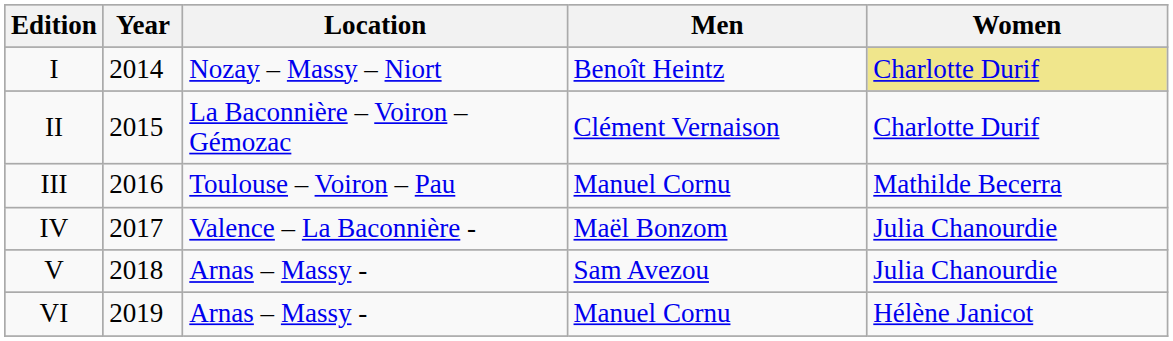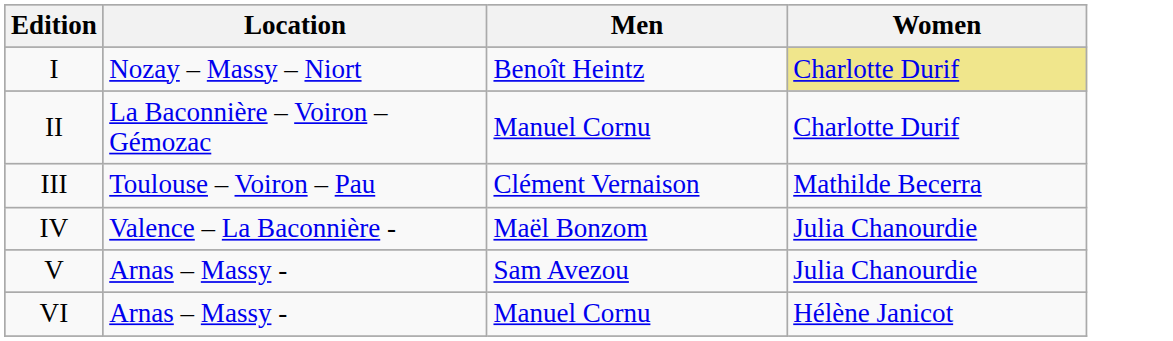- column: (143, 25)
(677, 126) Clément Vernaison -> (572, 126) Manuel Cornu
(652, 185) Manuel Cornu -> (596, 185) Clément Vernaison
